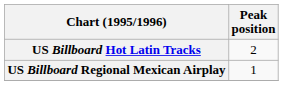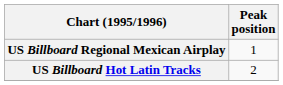rows swapped: (116, 49) <-> (116, 70)
